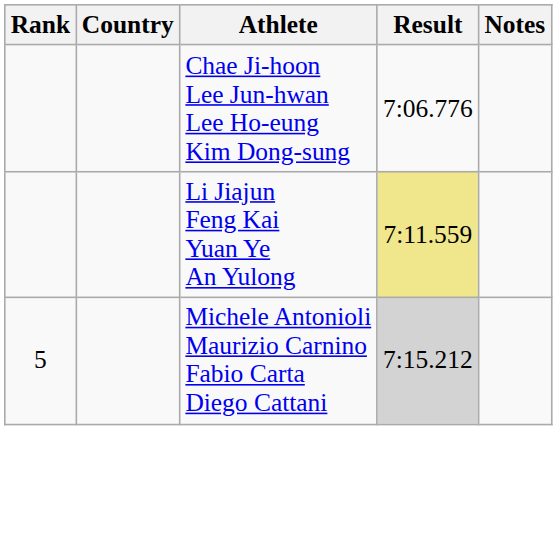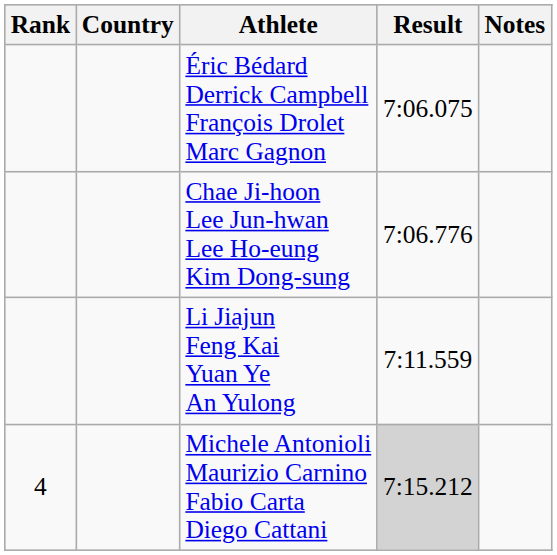+ row: (277, 107)
(428, 234) khaki background -> (428, 360) no background
(40, 360) 5 -> (40, 486) 4
